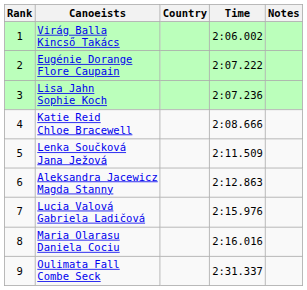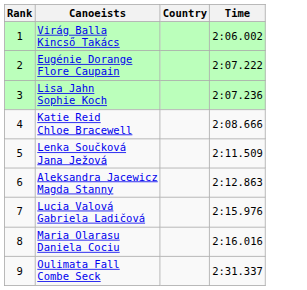- column: (284, 13)
